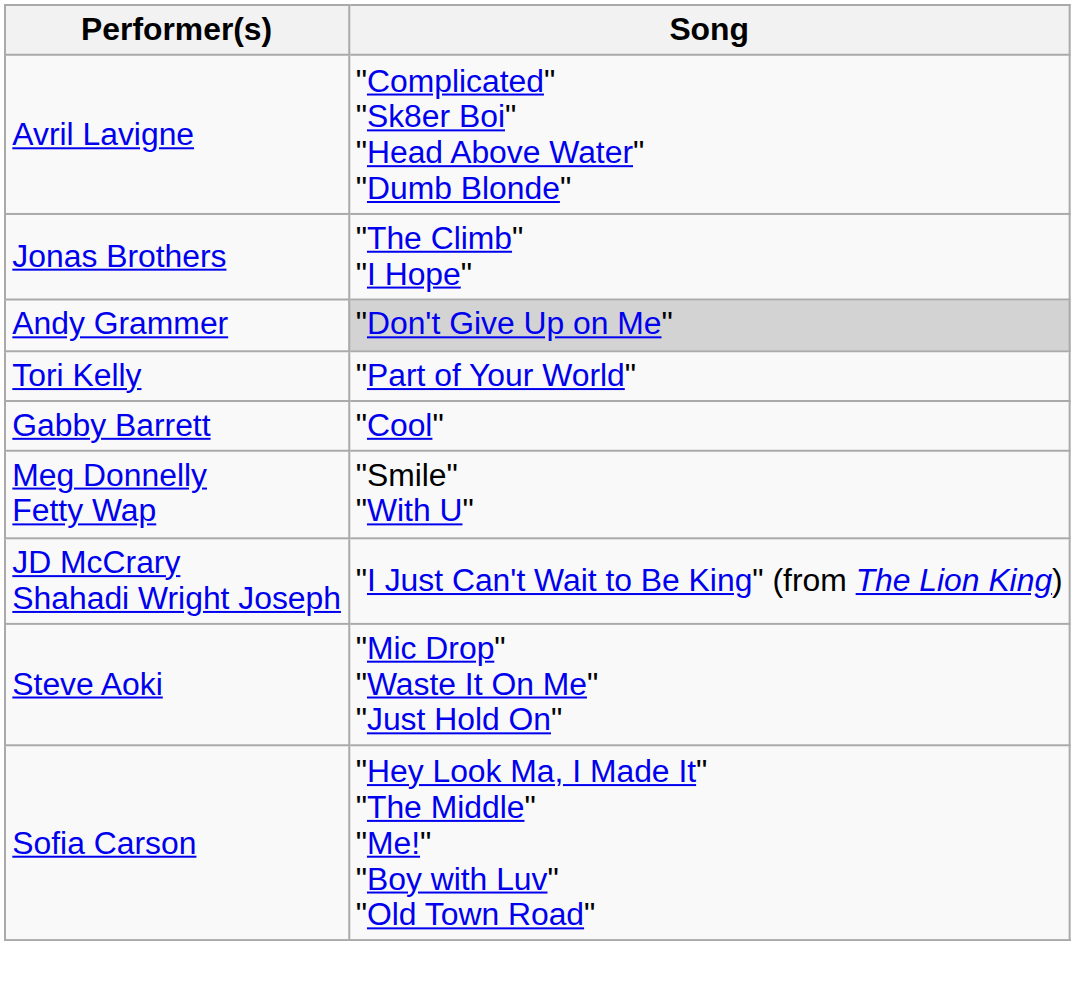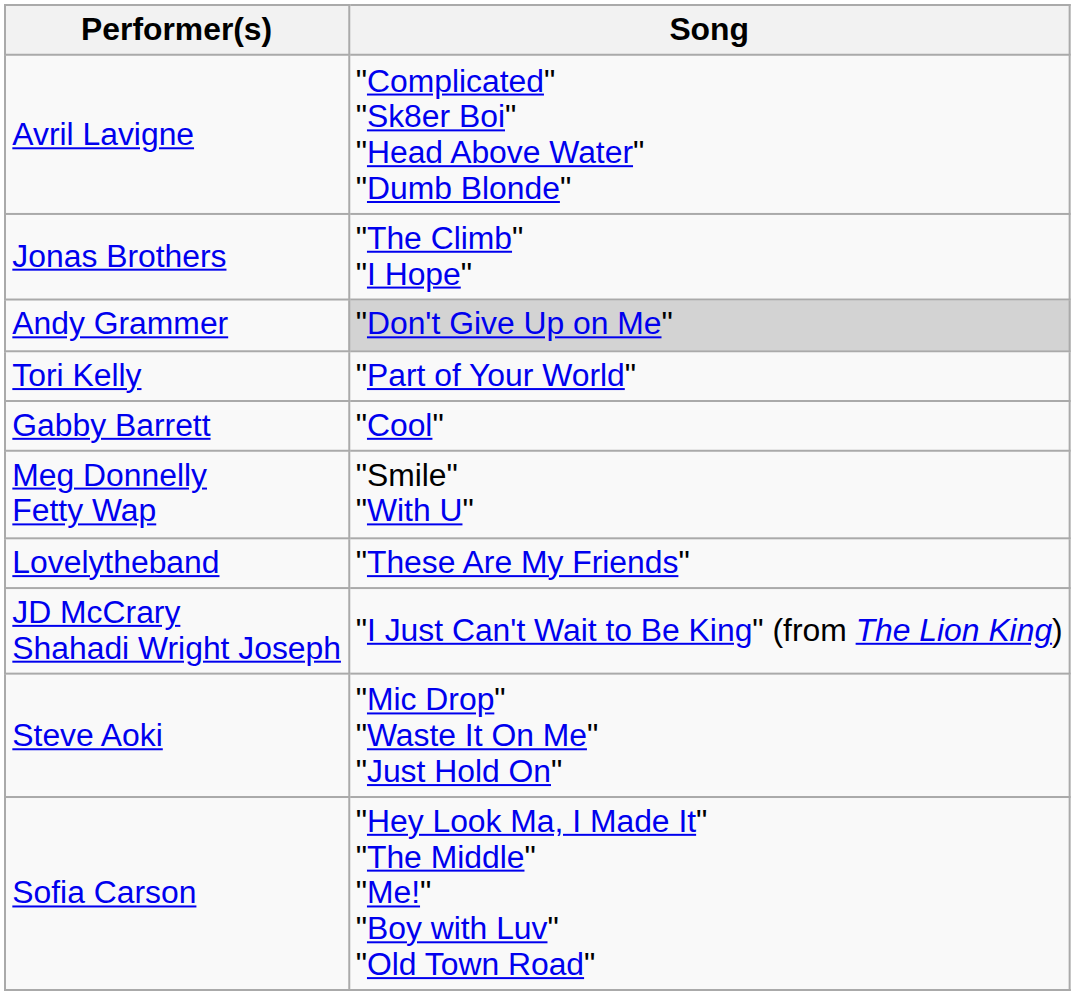+ row: (116, 562)
